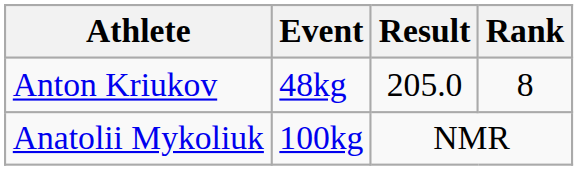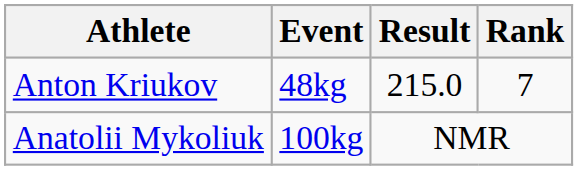(425, 84) 205.0 -> (425, 84) 215.0
(525, 84) 8 -> (525, 84) 7
